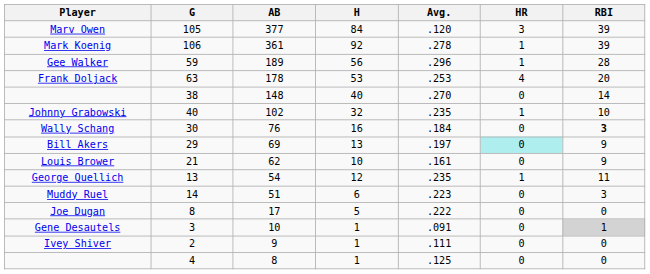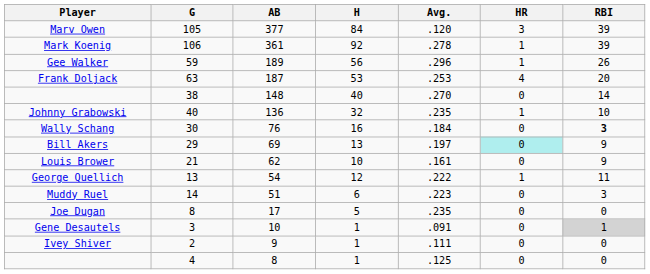(604, 62) 28 -> (604, 62) 26
(274, 79) 178 -> (274, 79) 187
(274, 112) 102 -> (274, 112) 136
(439, 178) .235 -> (439, 178) .222
(439, 211) .222 -> (439, 211) .235
